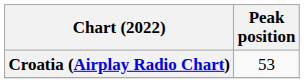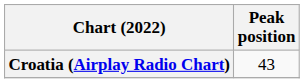(267, 63) 53 -> (267, 63) 43
